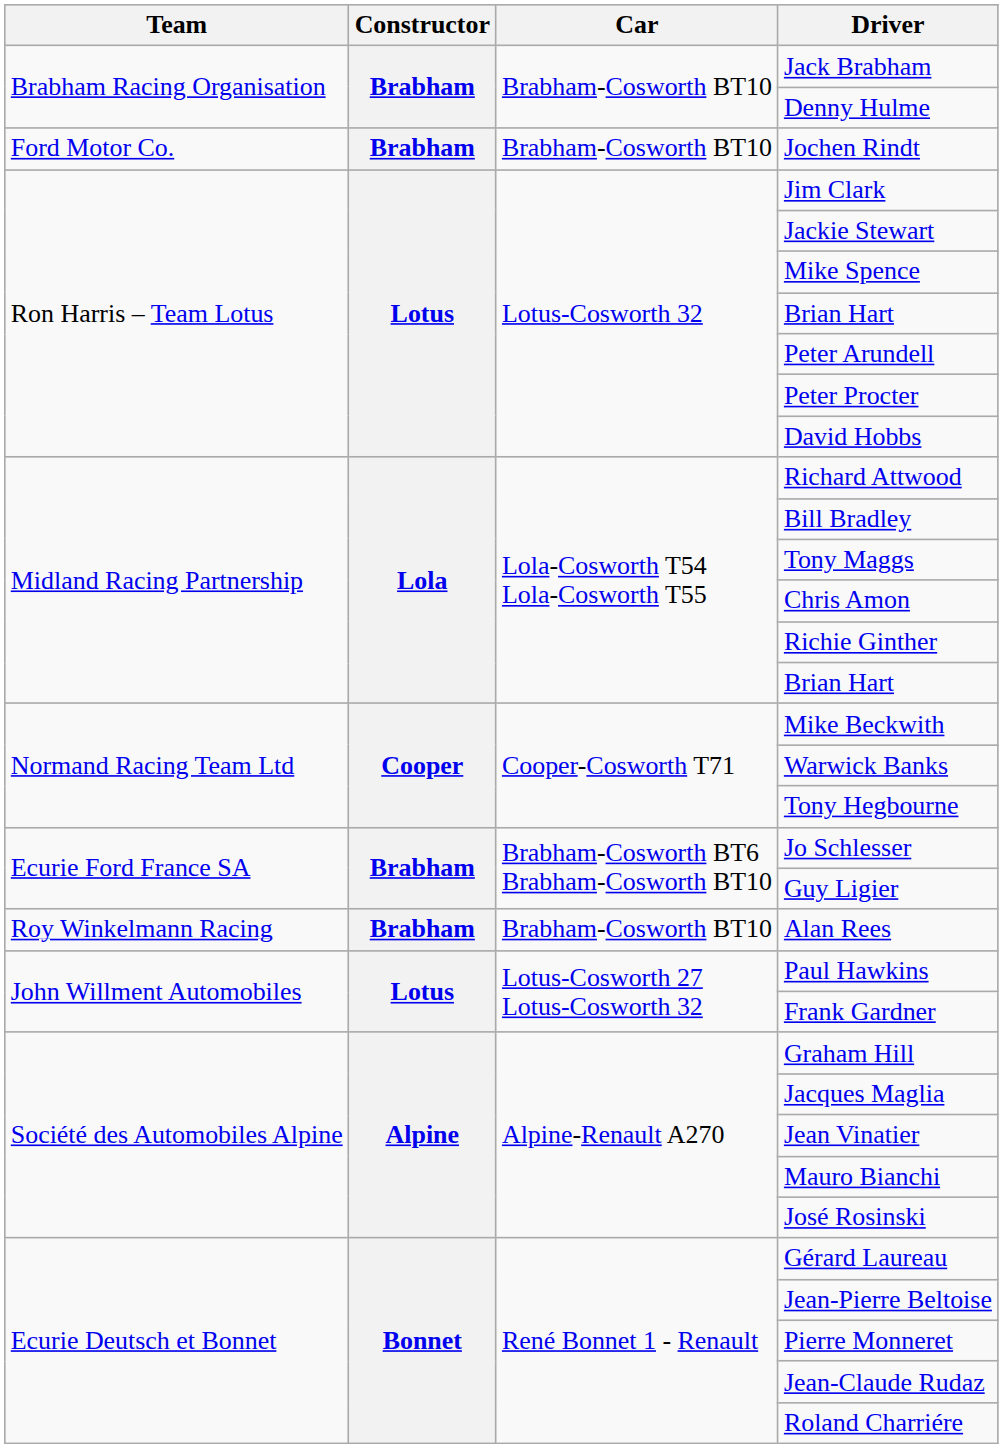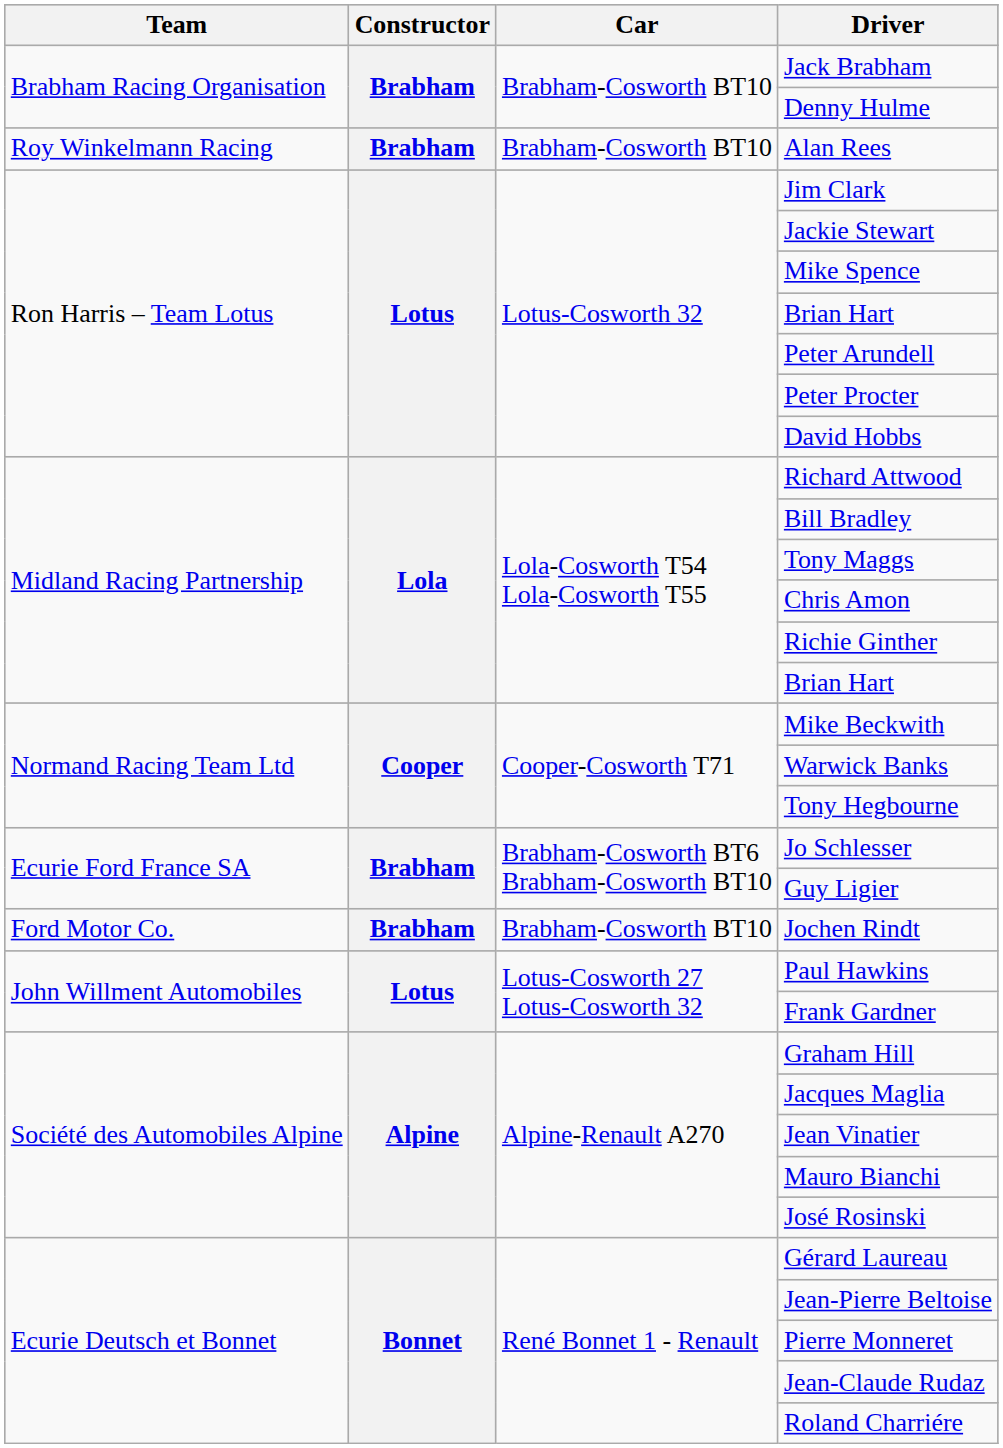rows swapped: (142, 929) <-> (93, 148)
